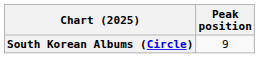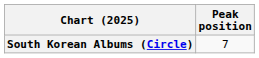(225, 44) 9 -> (225, 44) 7
